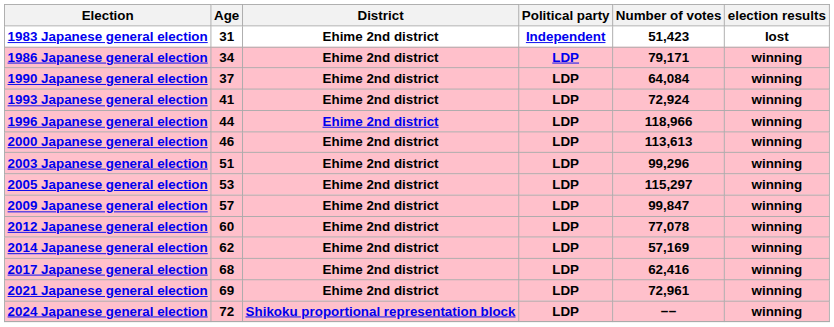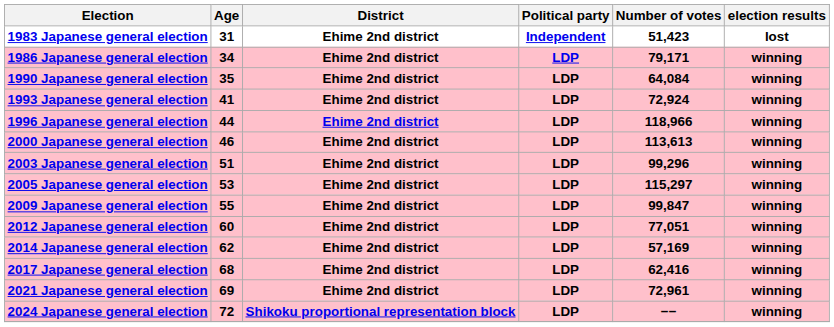(227, 79) 37 -> (227, 79) 35
(227, 206) 57 -> (227, 206) 55
(669, 227) 77,078 -> (669, 227) 77,051
